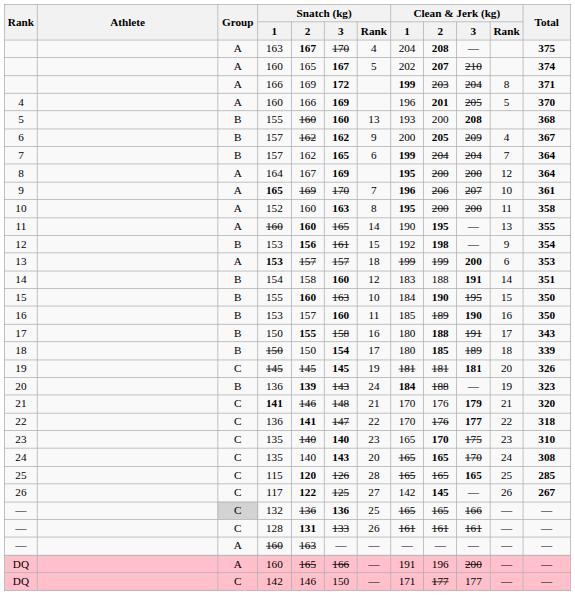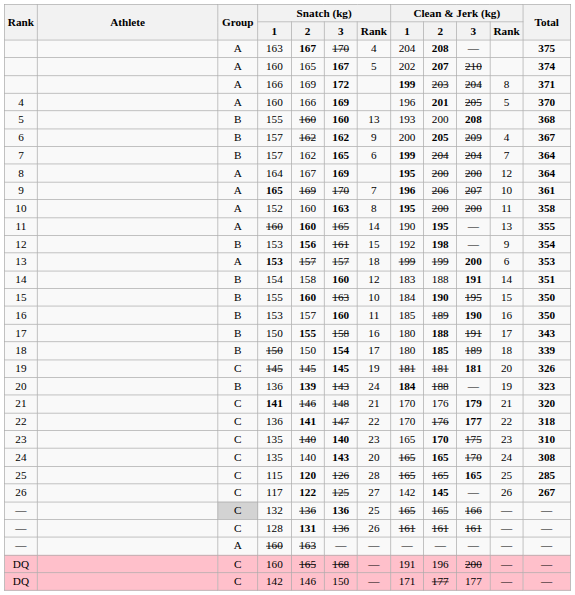(341, 528) 133 -> (341, 528) 136
(238, 564) A -> (238, 564) C
(341, 564) 166 -> (341, 564) 168
